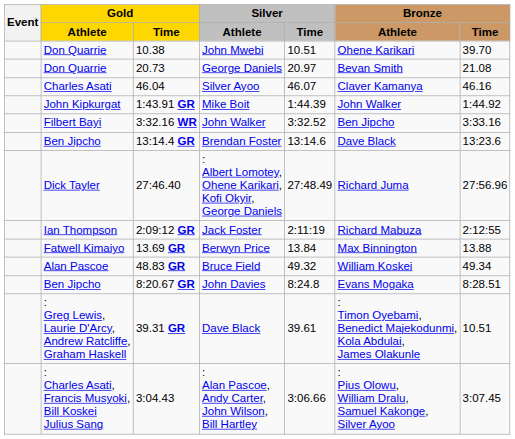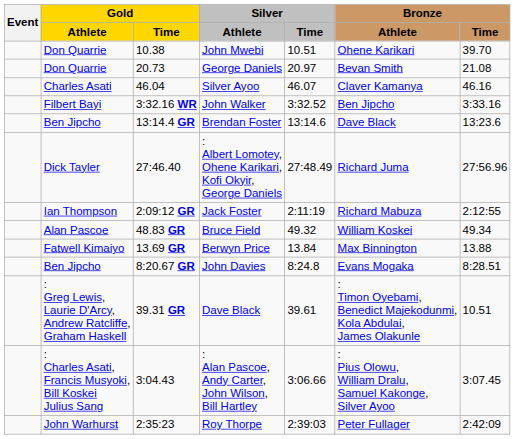- row: (165, 104)
rows swapped: (161, 248) <-> (161, 266)
+ row: (155, 424)
